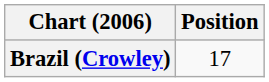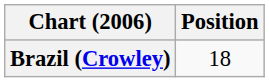(220, 58) 17 -> (220, 58) 18
